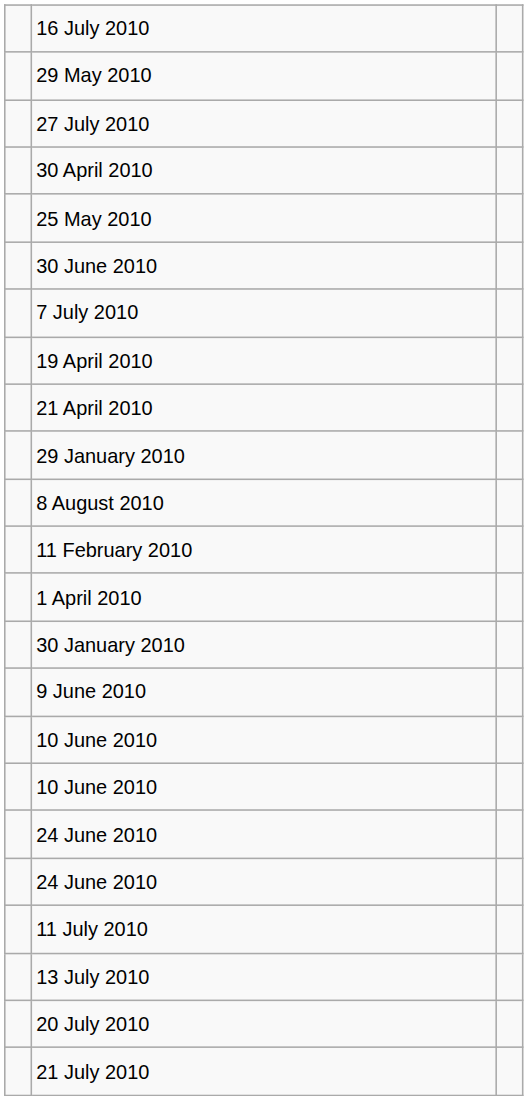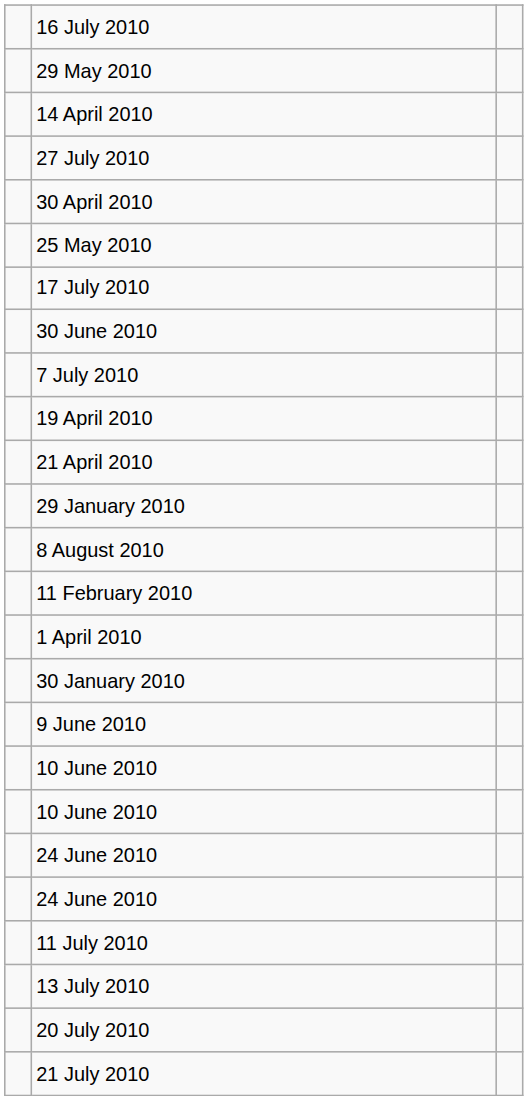+ row: (18, 114)
+ row: (18, 288)
